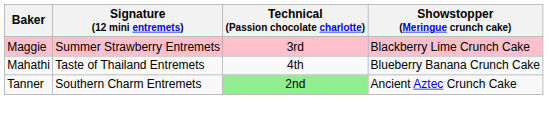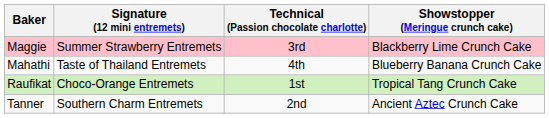+ row: (29, 84)
(295, 84) lightgreen background -> (297, 103) no background
